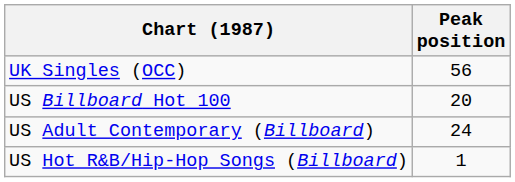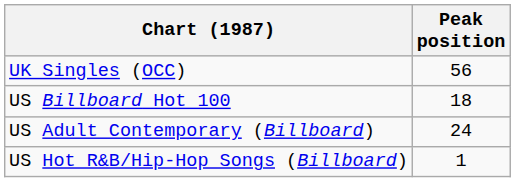(461, 101) 20 -> (461, 101) 18
